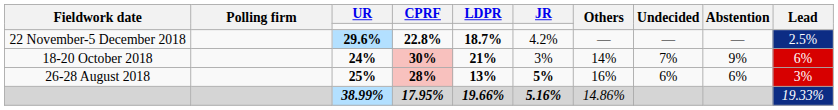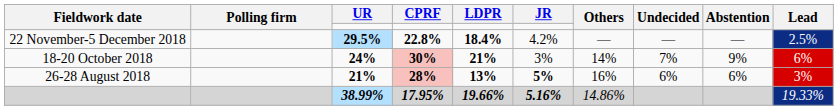(362, 39) 29.6% -> (362, 39) 29.5%
(483, 39) 18.7% -> (483, 39) 18.4%
(362, 77) 25% -> (362, 77) 21%
